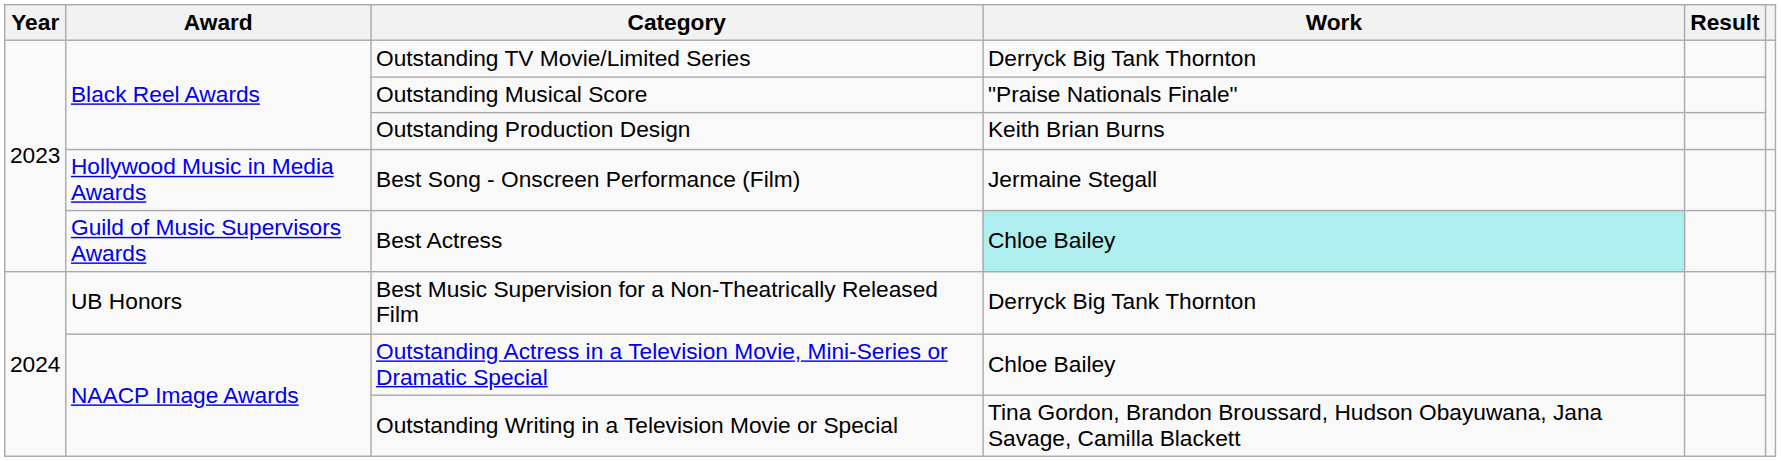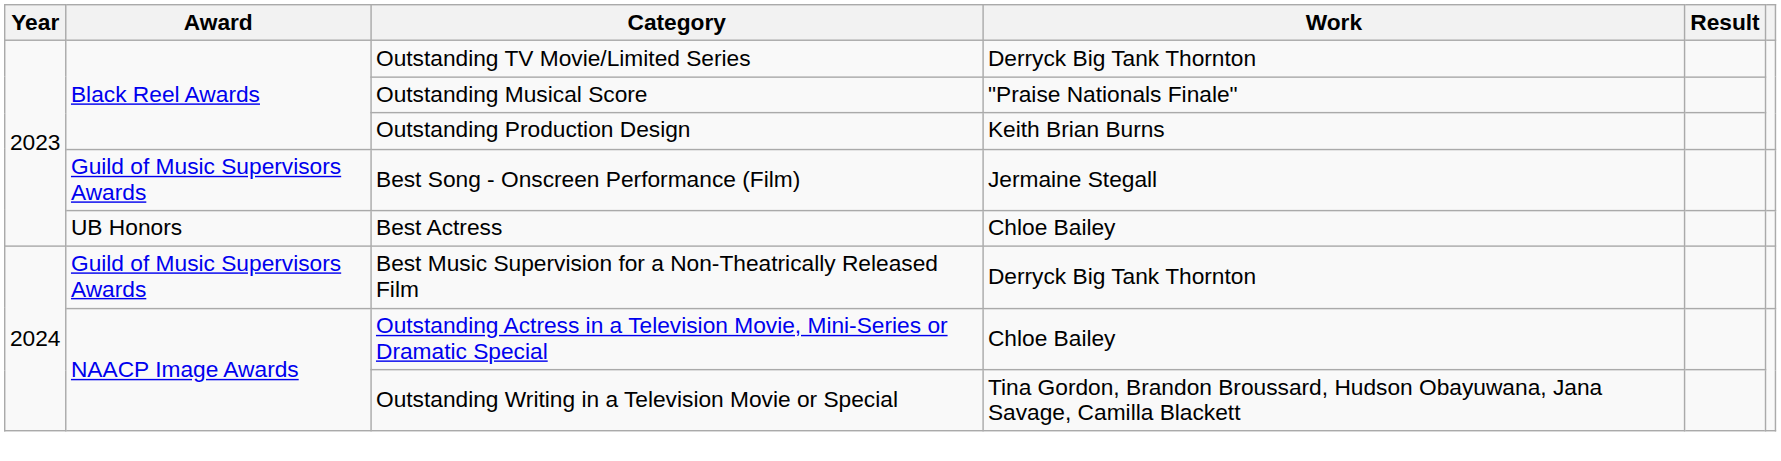(202, 179) Hollywood Music in Media Awards -> (206, 179) Guild of Music Supervisors Awards
(206, 241) Guild of Music Supervisors Awards -> (127, 228) UB Honors
(1052, 241) paleturquoise background -> (1052, 228) no background
(127, 302) UB Honors -> (206, 277) Guild of Music Supervisors Awards
